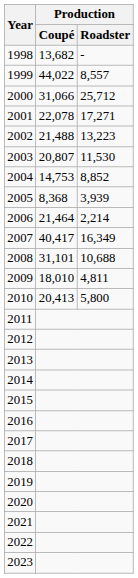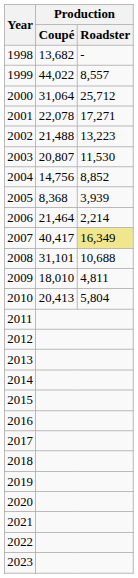(56, 95) 31,066 -> (56, 95) 31,064
(56, 177) 14,753 -> (56, 177) 14,756
(98, 237) no background -> (98, 237) khaki background
(95, 298) 5,800 -> (95, 298) 5,804
